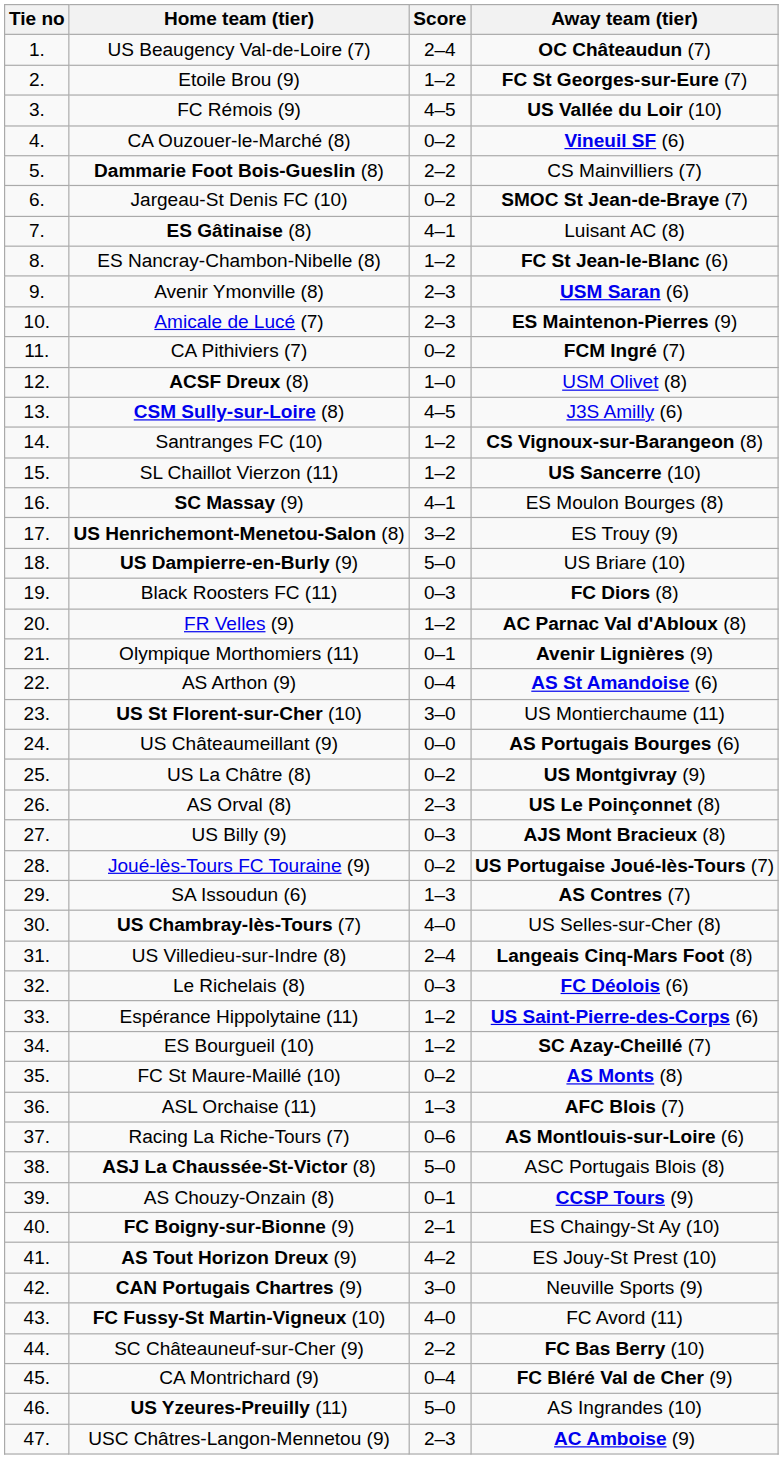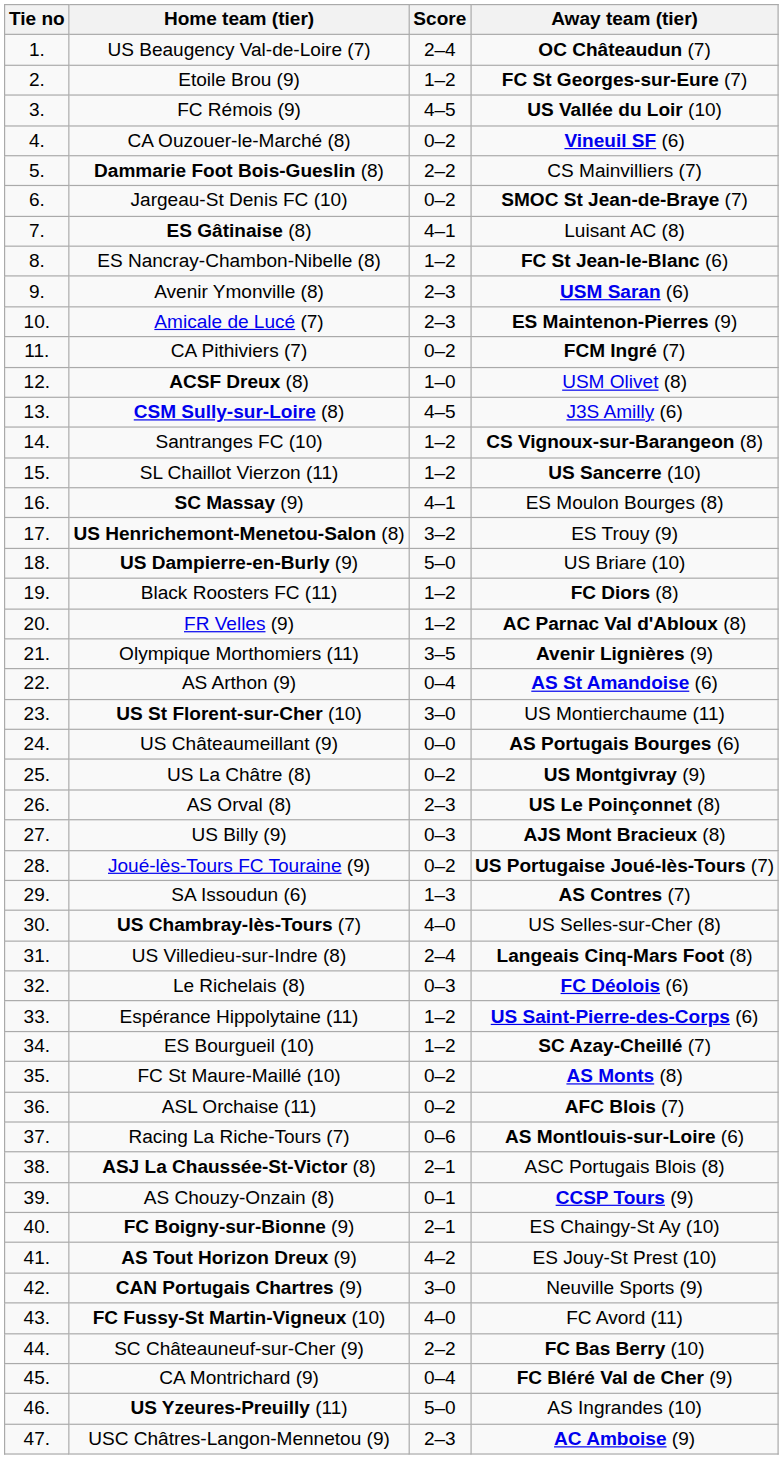(440, 593) 0–3 -> (440, 593) 1–2
(440, 653) 0–1 -> (440, 653) 3–5
(440, 1106) 1–3 -> (440, 1106) 0–2
(440, 1167) 5–0 -> (440, 1167) 2–1
